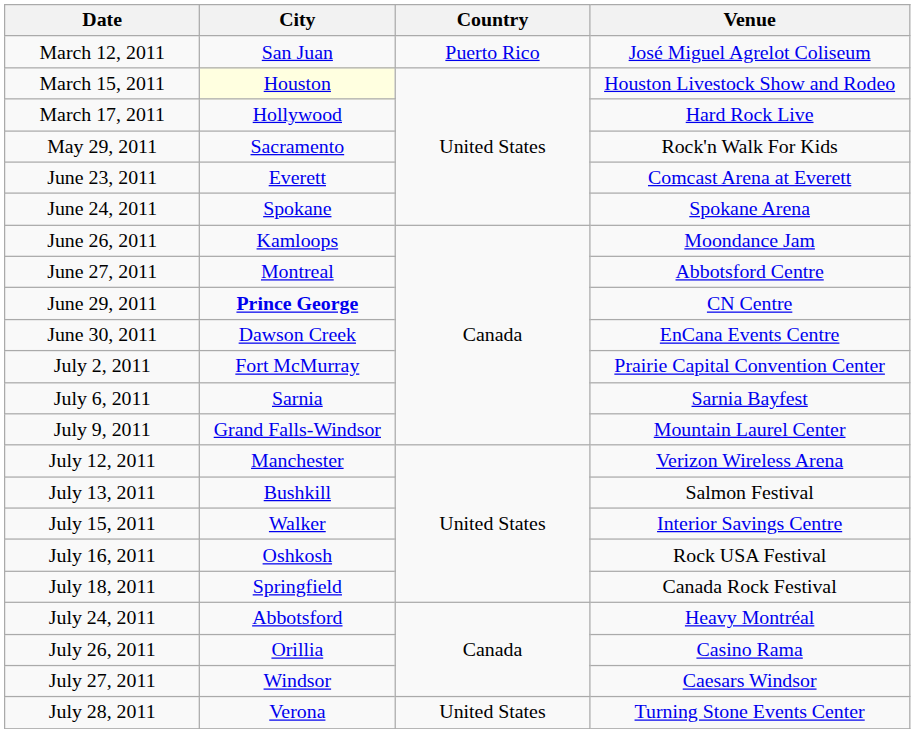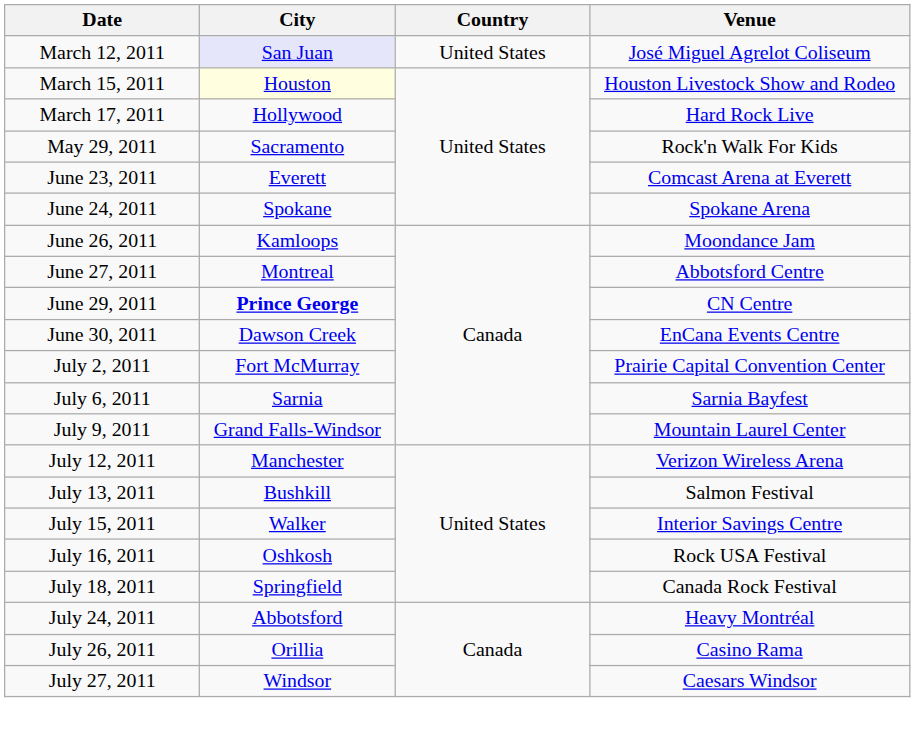(297, 51) no background -> (297, 51) lavender background
(492, 51) Puerto Rico -> (492, 51) United States
- row: (102, 712)
